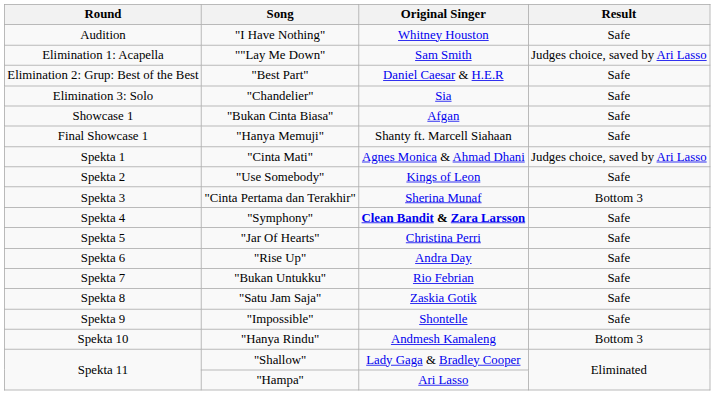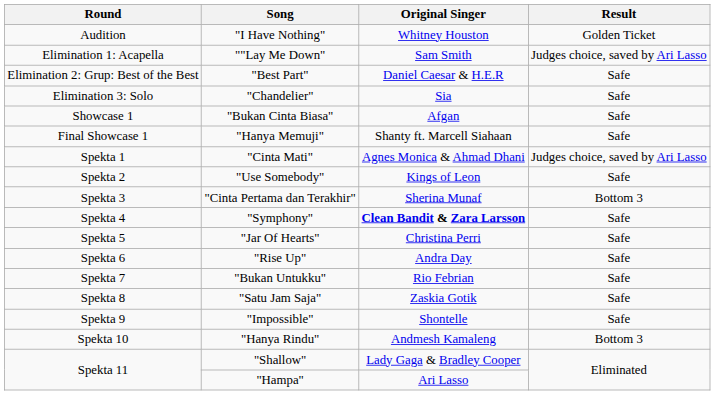(619, 34) Safe -> (619, 34) Golden Ticket
